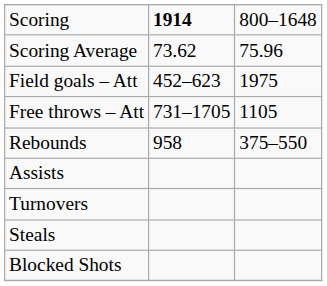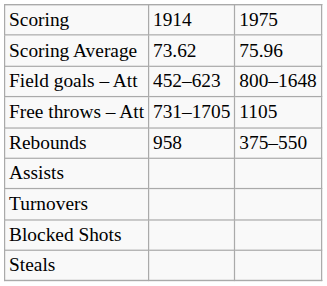(172, 19) bold -> (172, 19) normal
(278, 19) 800–1648 -> (259, 19) 1975
(259, 81) 1975 -> (278, 81) 800–1648
rows swapped: (32, 234) <-> (65, 265)
